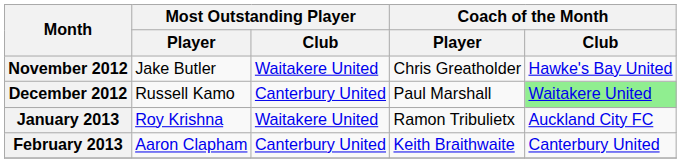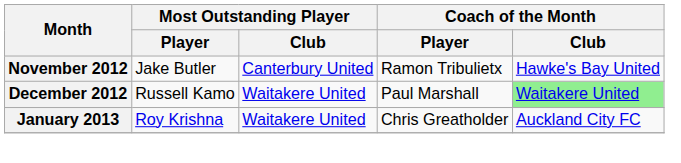(317, 68) Waitakere United -> (308, 68) Canterbury United
(457, 68) Chris Greatholder -> (442, 68) Ramon Tribulietx
(320, 94) Canterbury United -> (304, 94) Waitakere United
(454, 119) Ramon Tribulietx -> (445, 119) Chris Greatholder
- row: (68, 145)
